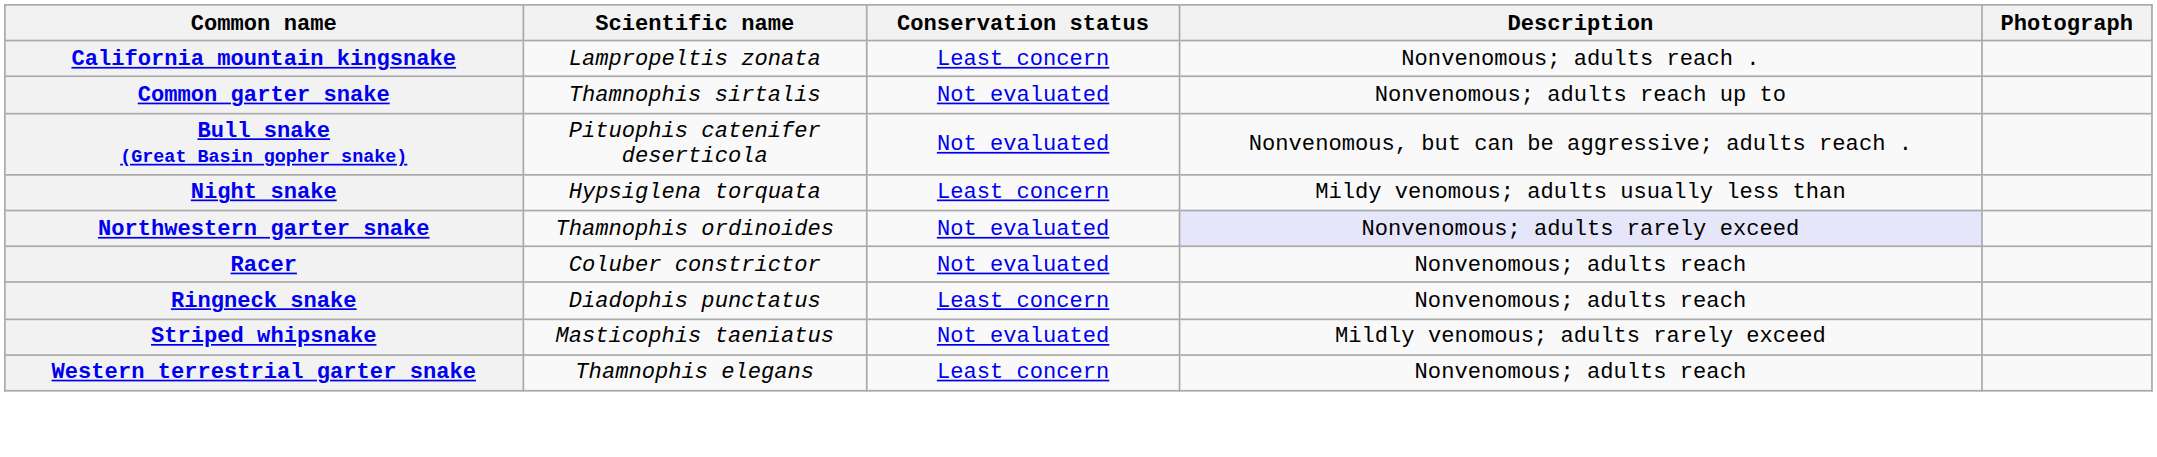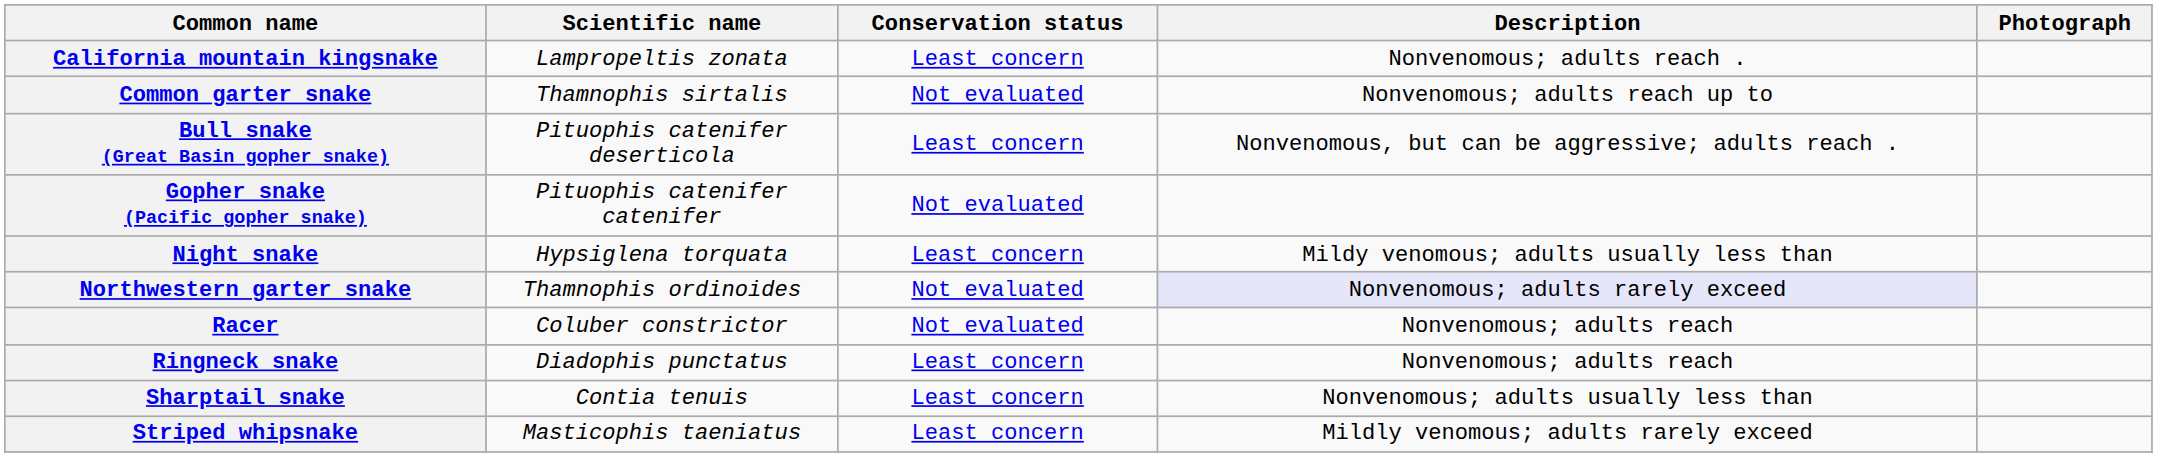(1023, 144) Not evaluated -> (998, 144) Least concern
+ row: (245, 205)
+ row: (245, 398)
(1023, 337) Not evaluated -> (998, 434) Least concern
- row: (264, 373)
